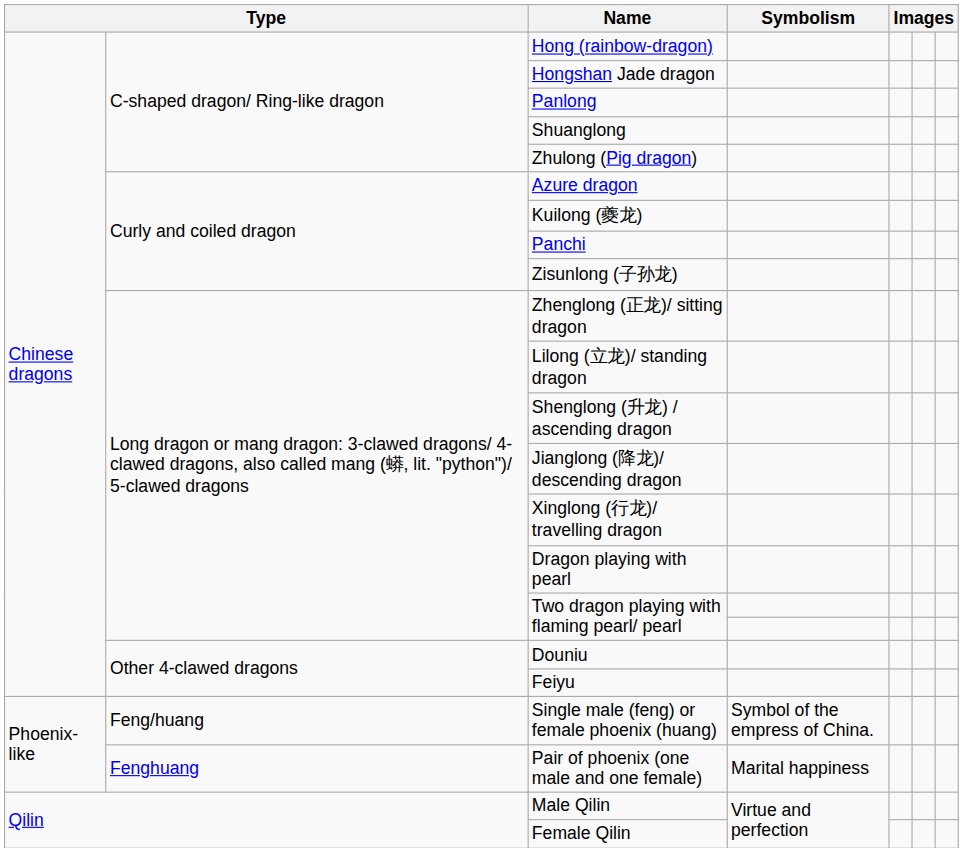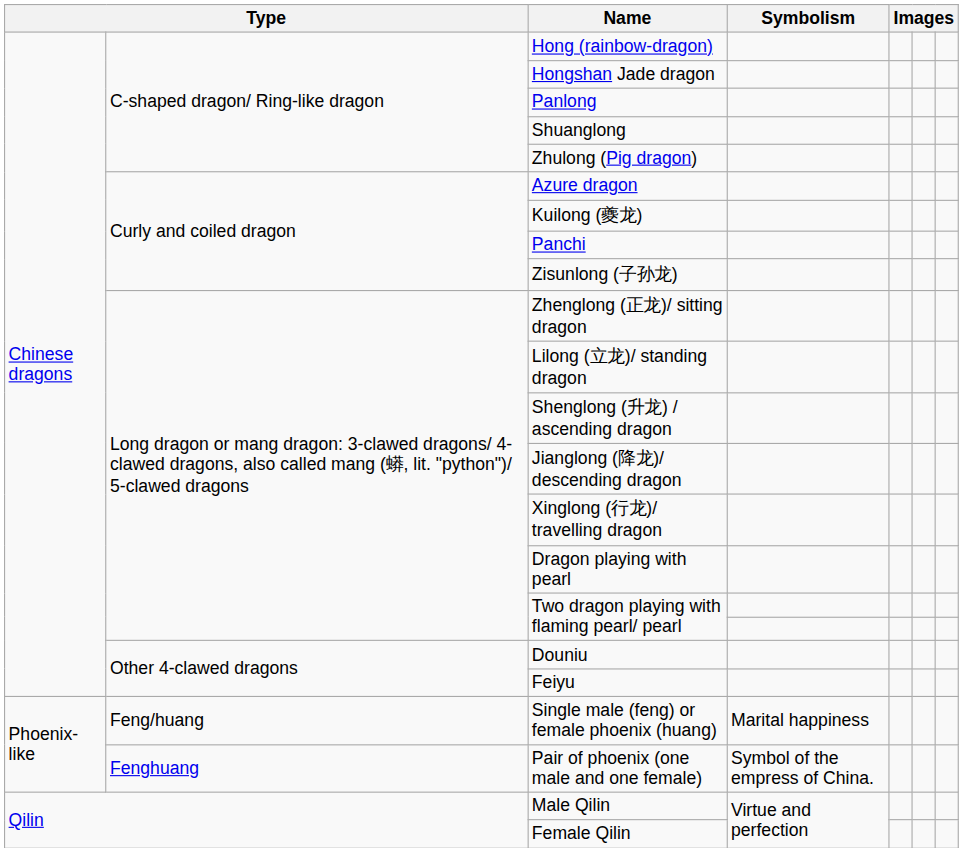(802, 720) Symbol of the empress of China. -> (800, 720) Marital happiness
(800, 768) Marital happiness -> (802, 768) Symbol of the empress of China.
